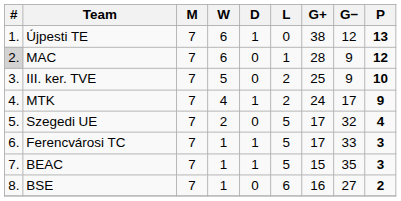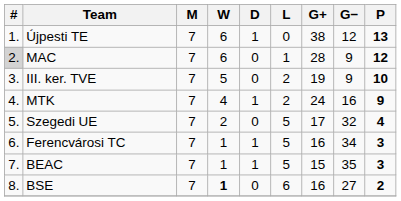(318, 79) 25 -> (318, 79) 19
(349, 100) 17 -> (349, 100) 16
(318, 143) 17 -> (318, 143) 16
(349, 143) 33 -> (349, 143) 34
(224, 185) normal -> (224, 185) bold
